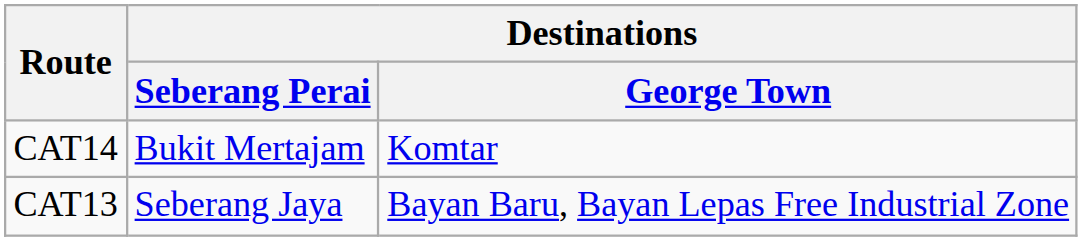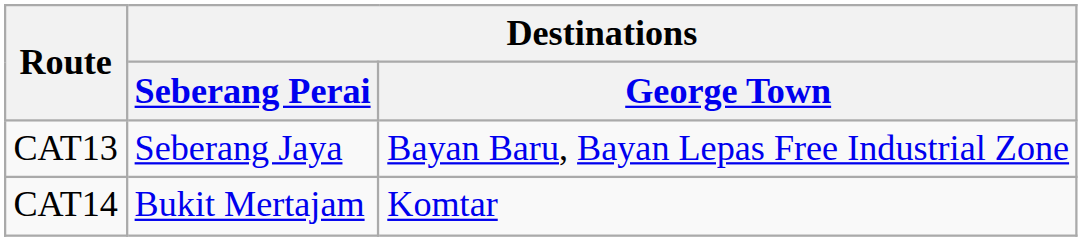rows swapped: (66, 205) <-> (66, 147)
